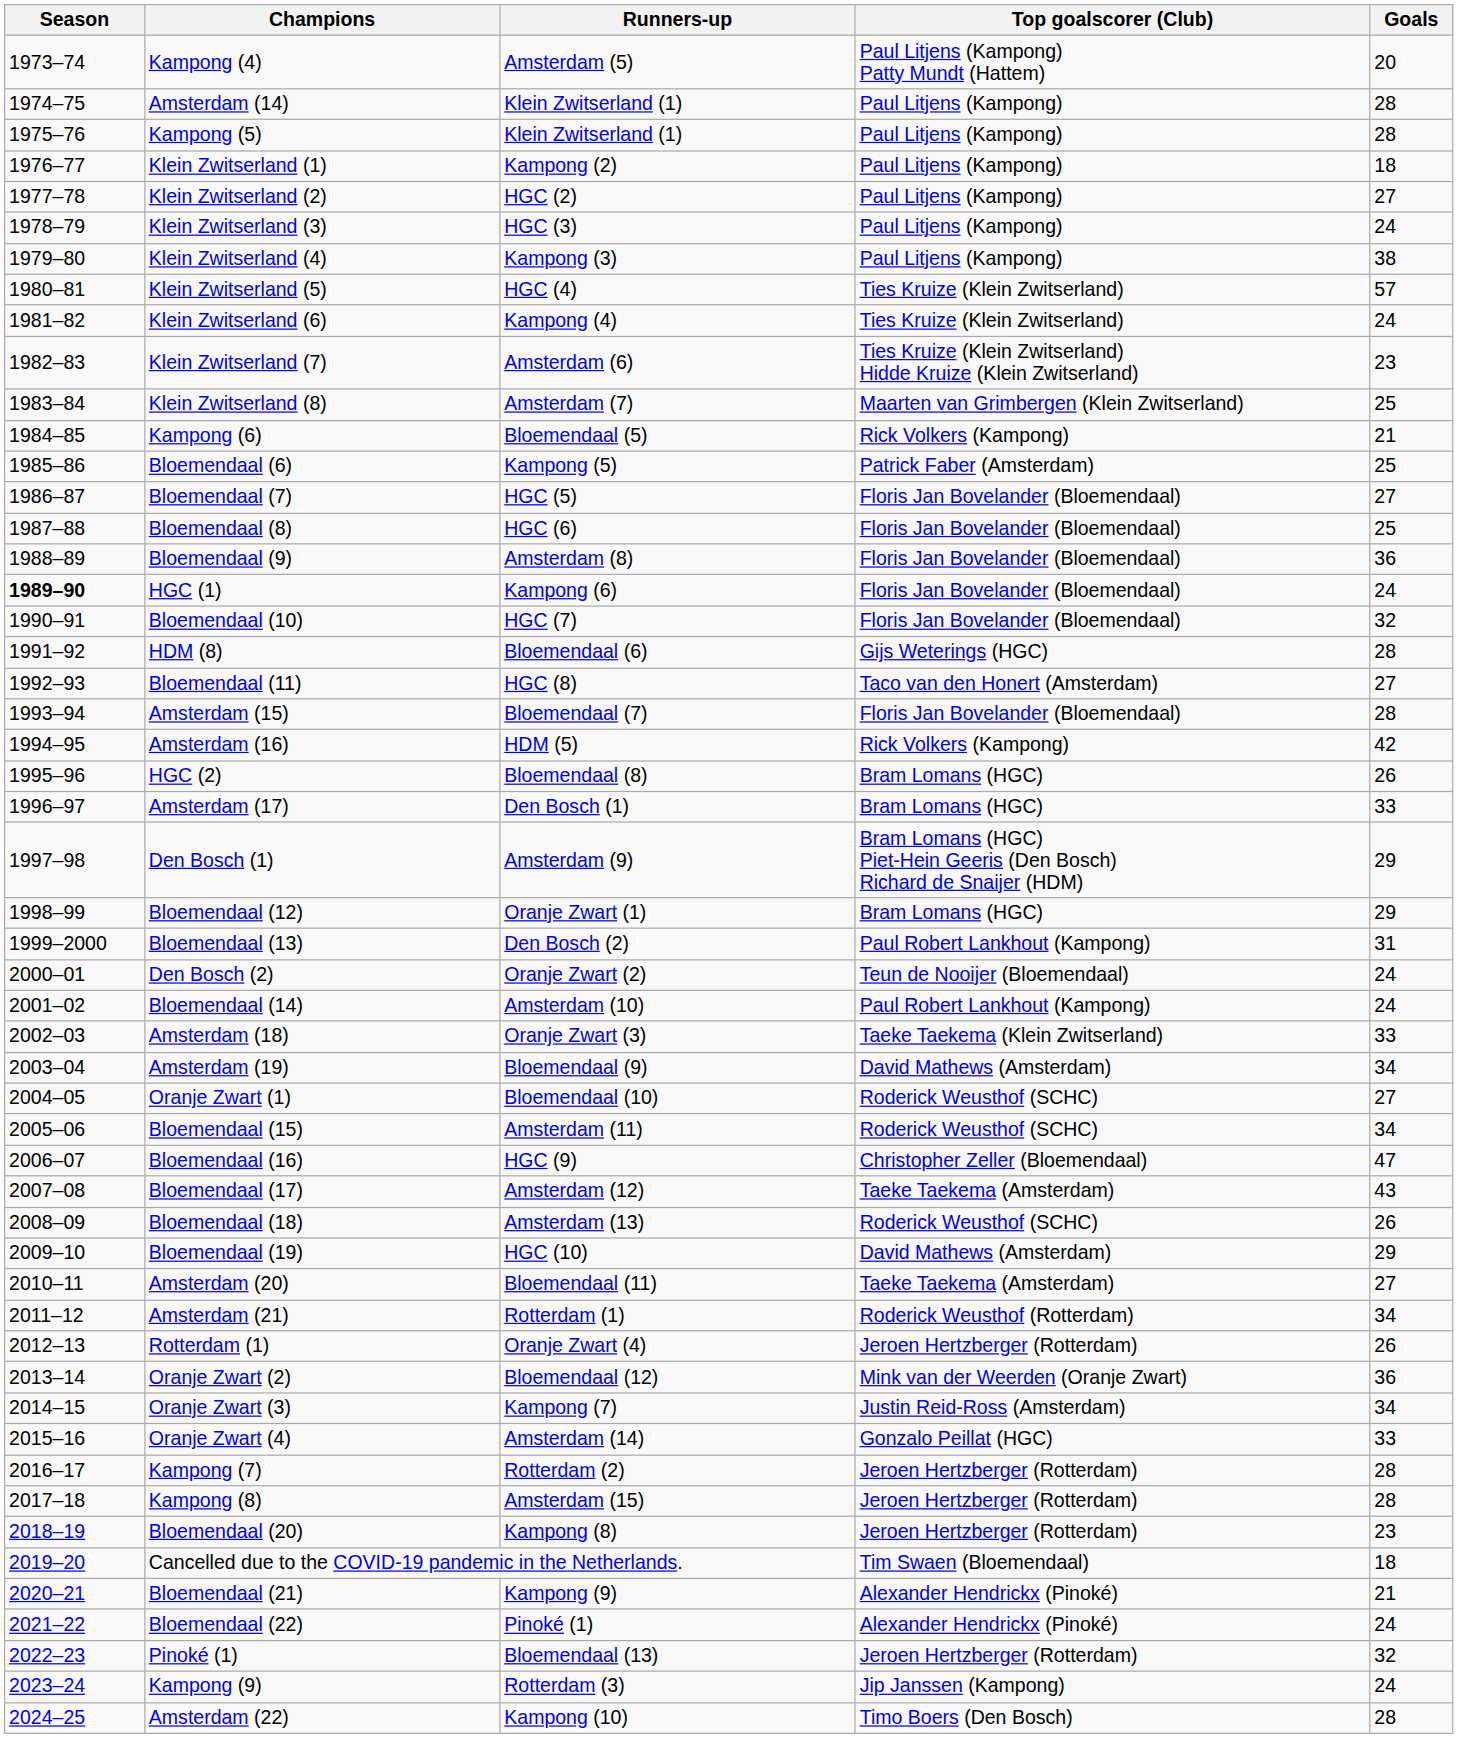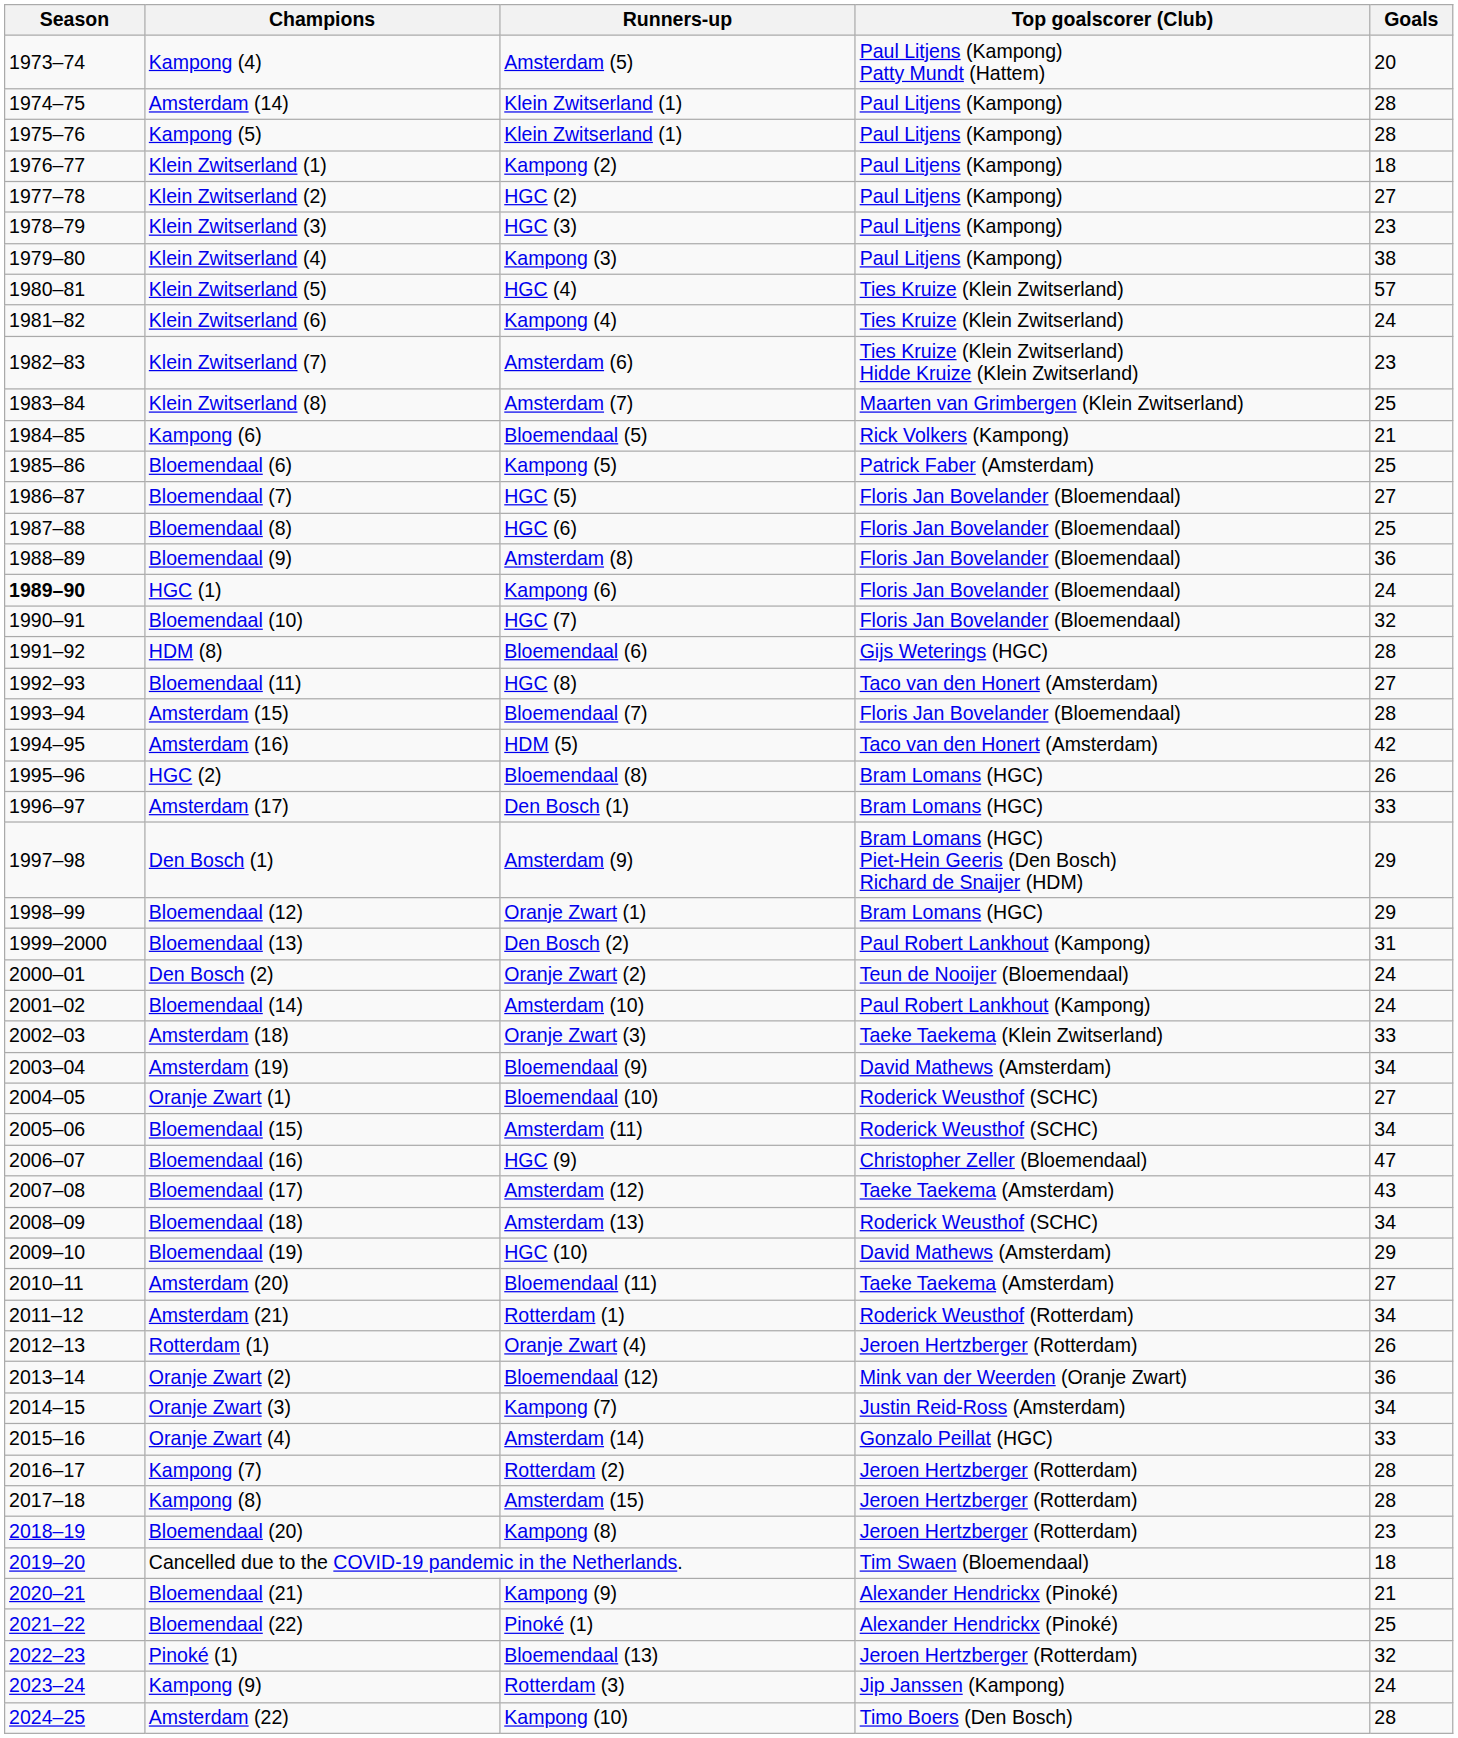(1385, 227) 24 -> (1385, 227) 23
(964, 744) Rick Volkers (Kampong) -> (1009, 744) Taco van den Honert (Amsterdam)
(1385, 1222) 26 -> (1385, 1222) 34
(1385, 1624) 24 -> (1385, 1624) 25
